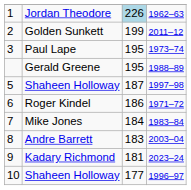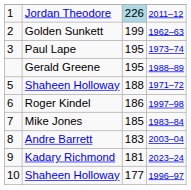(166, 13) 1962–63 -> (166, 13) 2011–12
(166, 31) 2011–12 -> (166, 31) 1962–63
(134, 85) 187 -> (134, 85) 188
(166, 85) 1997–98 -> (166, 85) 1971–72
(166, 103) 1971–72 -> (166, 103) 1997–98
(134, 121) 184 -> (134, 121) 185
